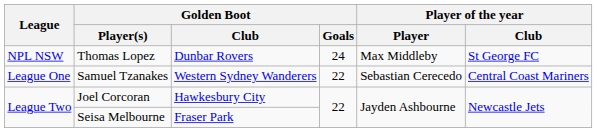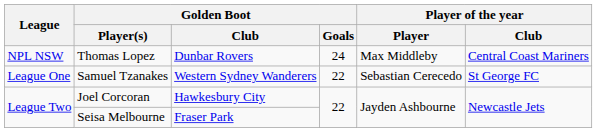(503, 55) St George FC -> (528, 55) Central Coast Mariners
(528, 76) Central Coast Mariners -> (503, 76) St George FC
